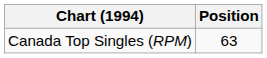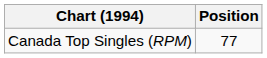(229, 40) 63 -> (229, 40) 77
